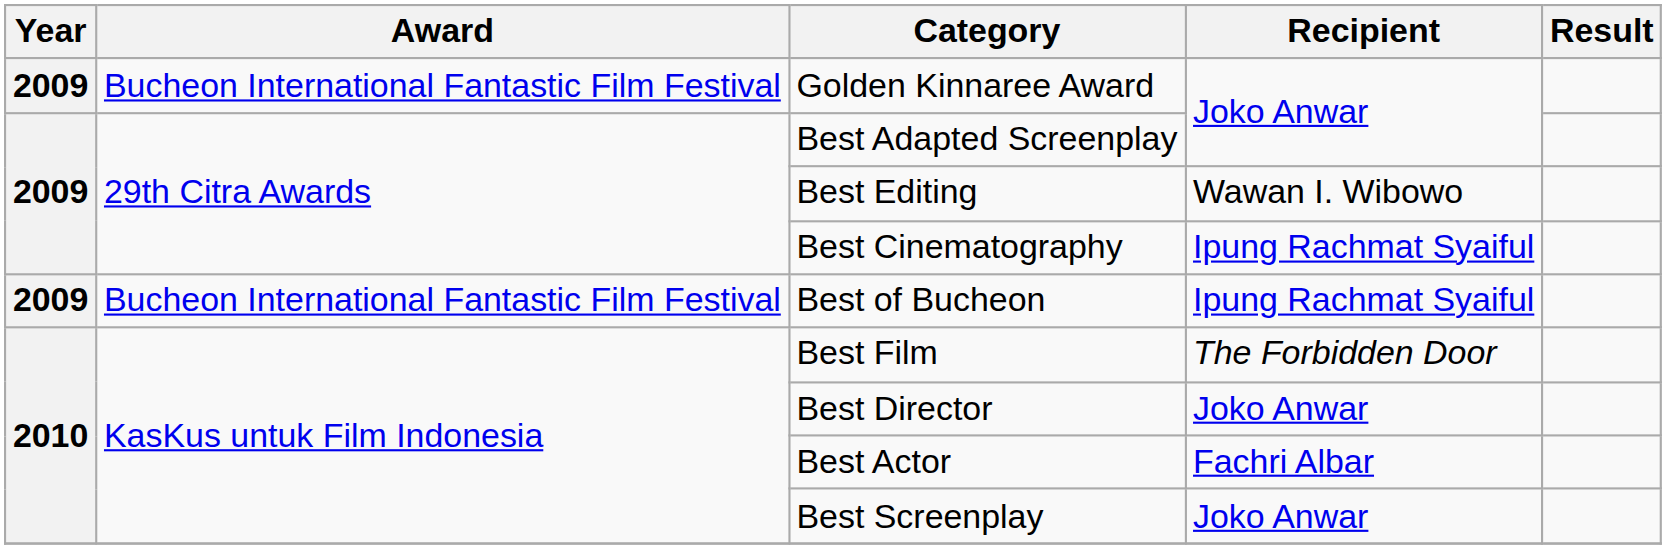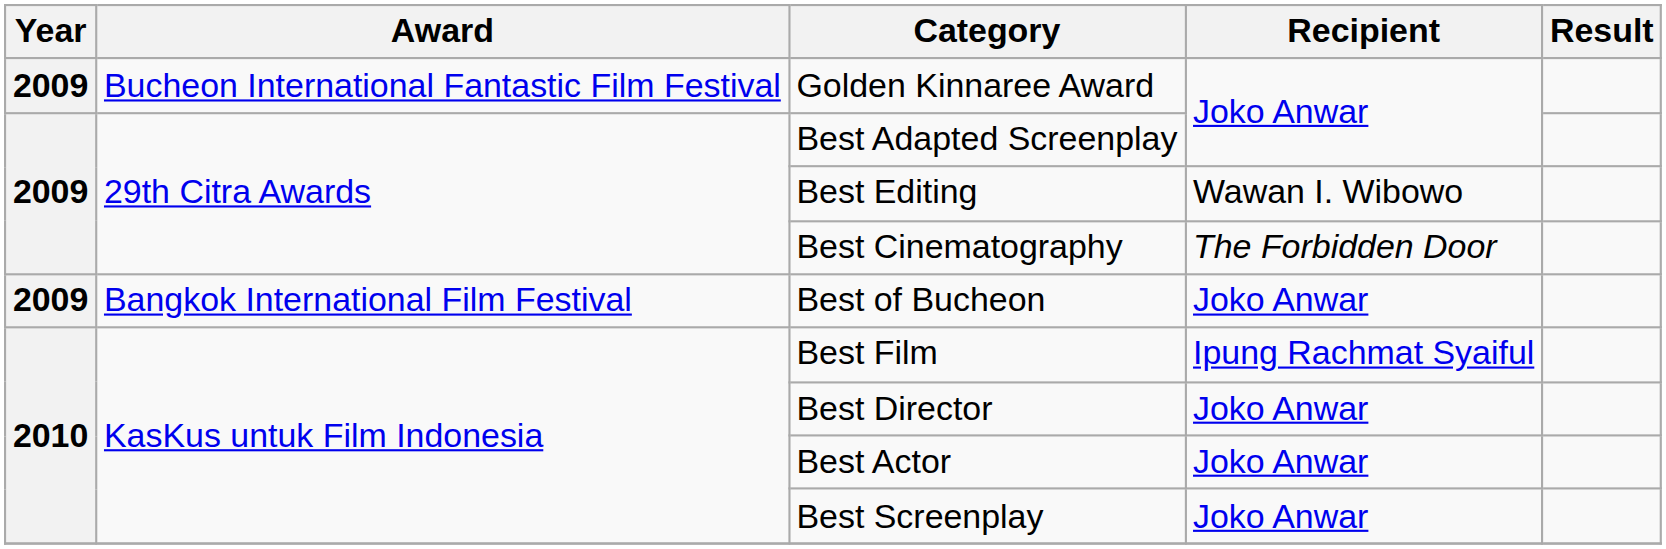(1364, 246) Ipung Rachmat Syaiful -> (1345, 246) The Forbidden Door
(442, 300) Bucheon International Fantastic Film Festival -> (368, 300) Bangkok International Film Festival
(1364, 300) Ipung Rachmat Syaiful -> (1281, 300) Joko Anwar
(1345, 354) The Forbidden Door -> (1364, 354) Ipung Rachmat Syaiful
(1284, 461) Fachri Albar -> (1281, 461) Joko Anwar
